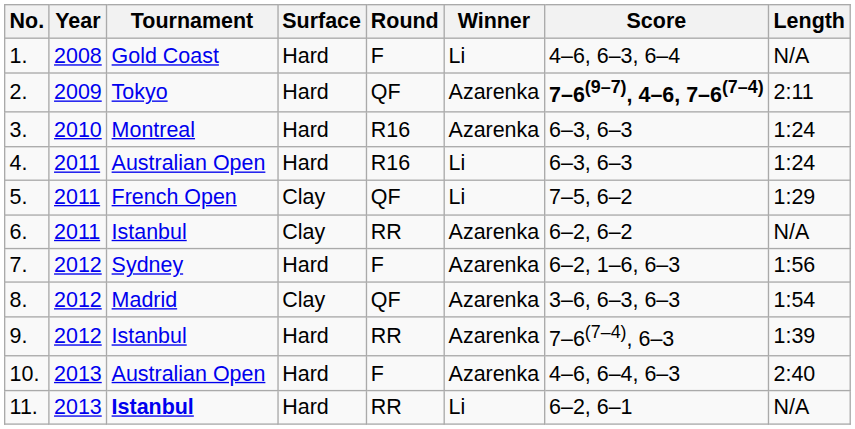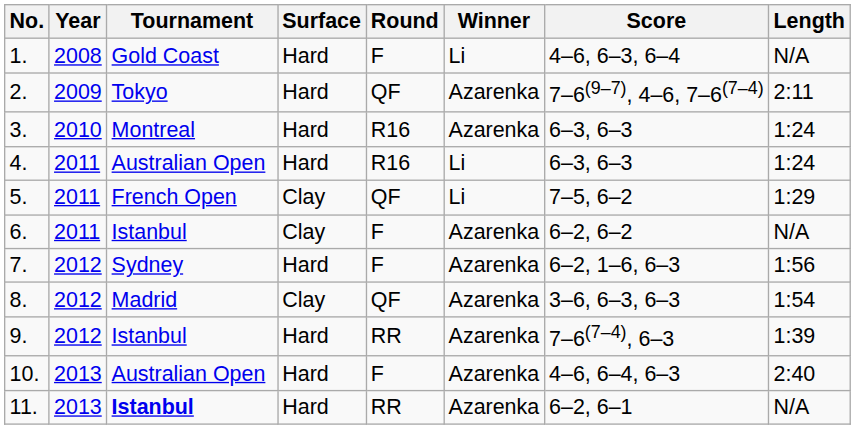(656, 92) bold -> (656, 92) normal
(386, 231) RR -> (377, 231) F
(457, 407) Li -> (494, 407) Azarenka
